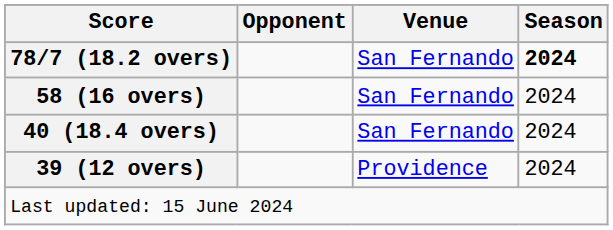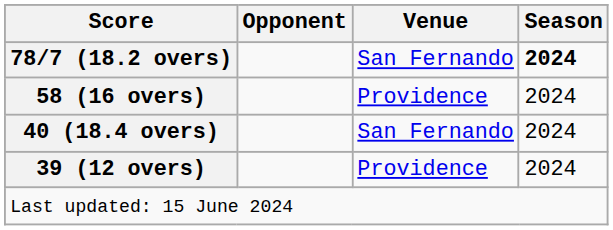(436, 96) San Fernando -> (423, 96) Providence
